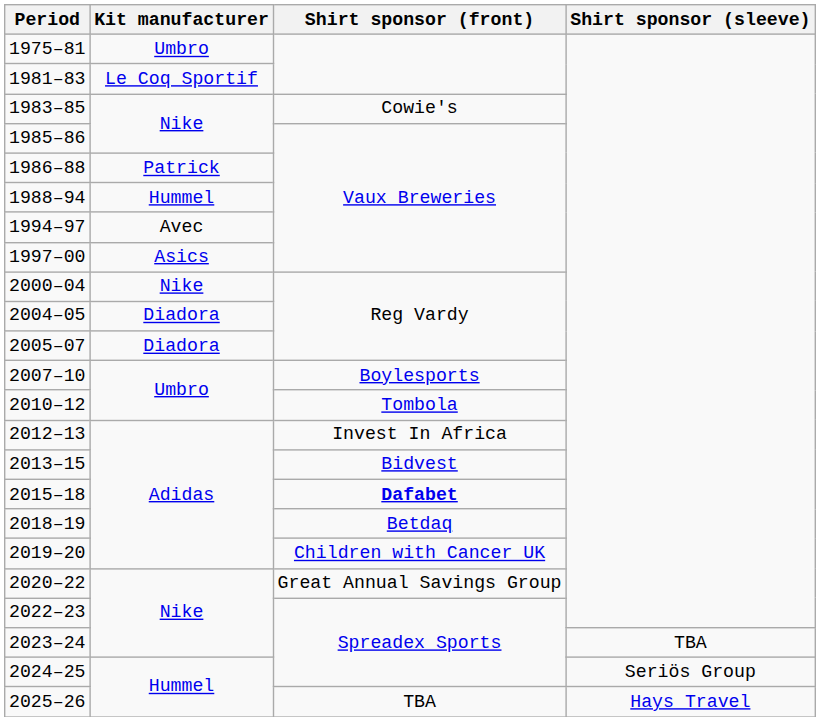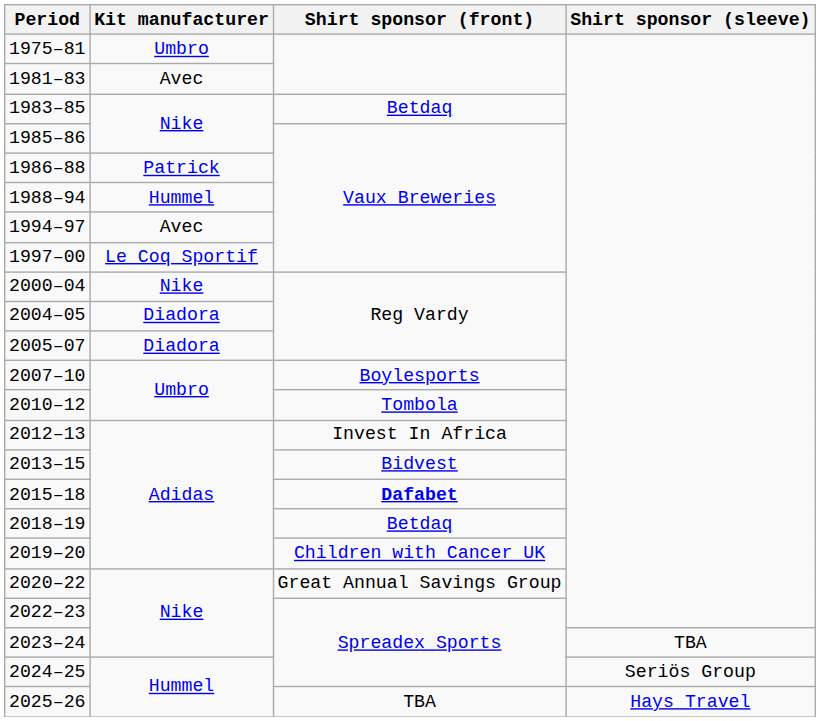(182, 79) Le Coq Sportif -> (182, 79) Avec
(420, 109) Cowie's -> (420, 109) Betdaq
(182, 257) Asics -> (182, 257) Le Coq Sportif
